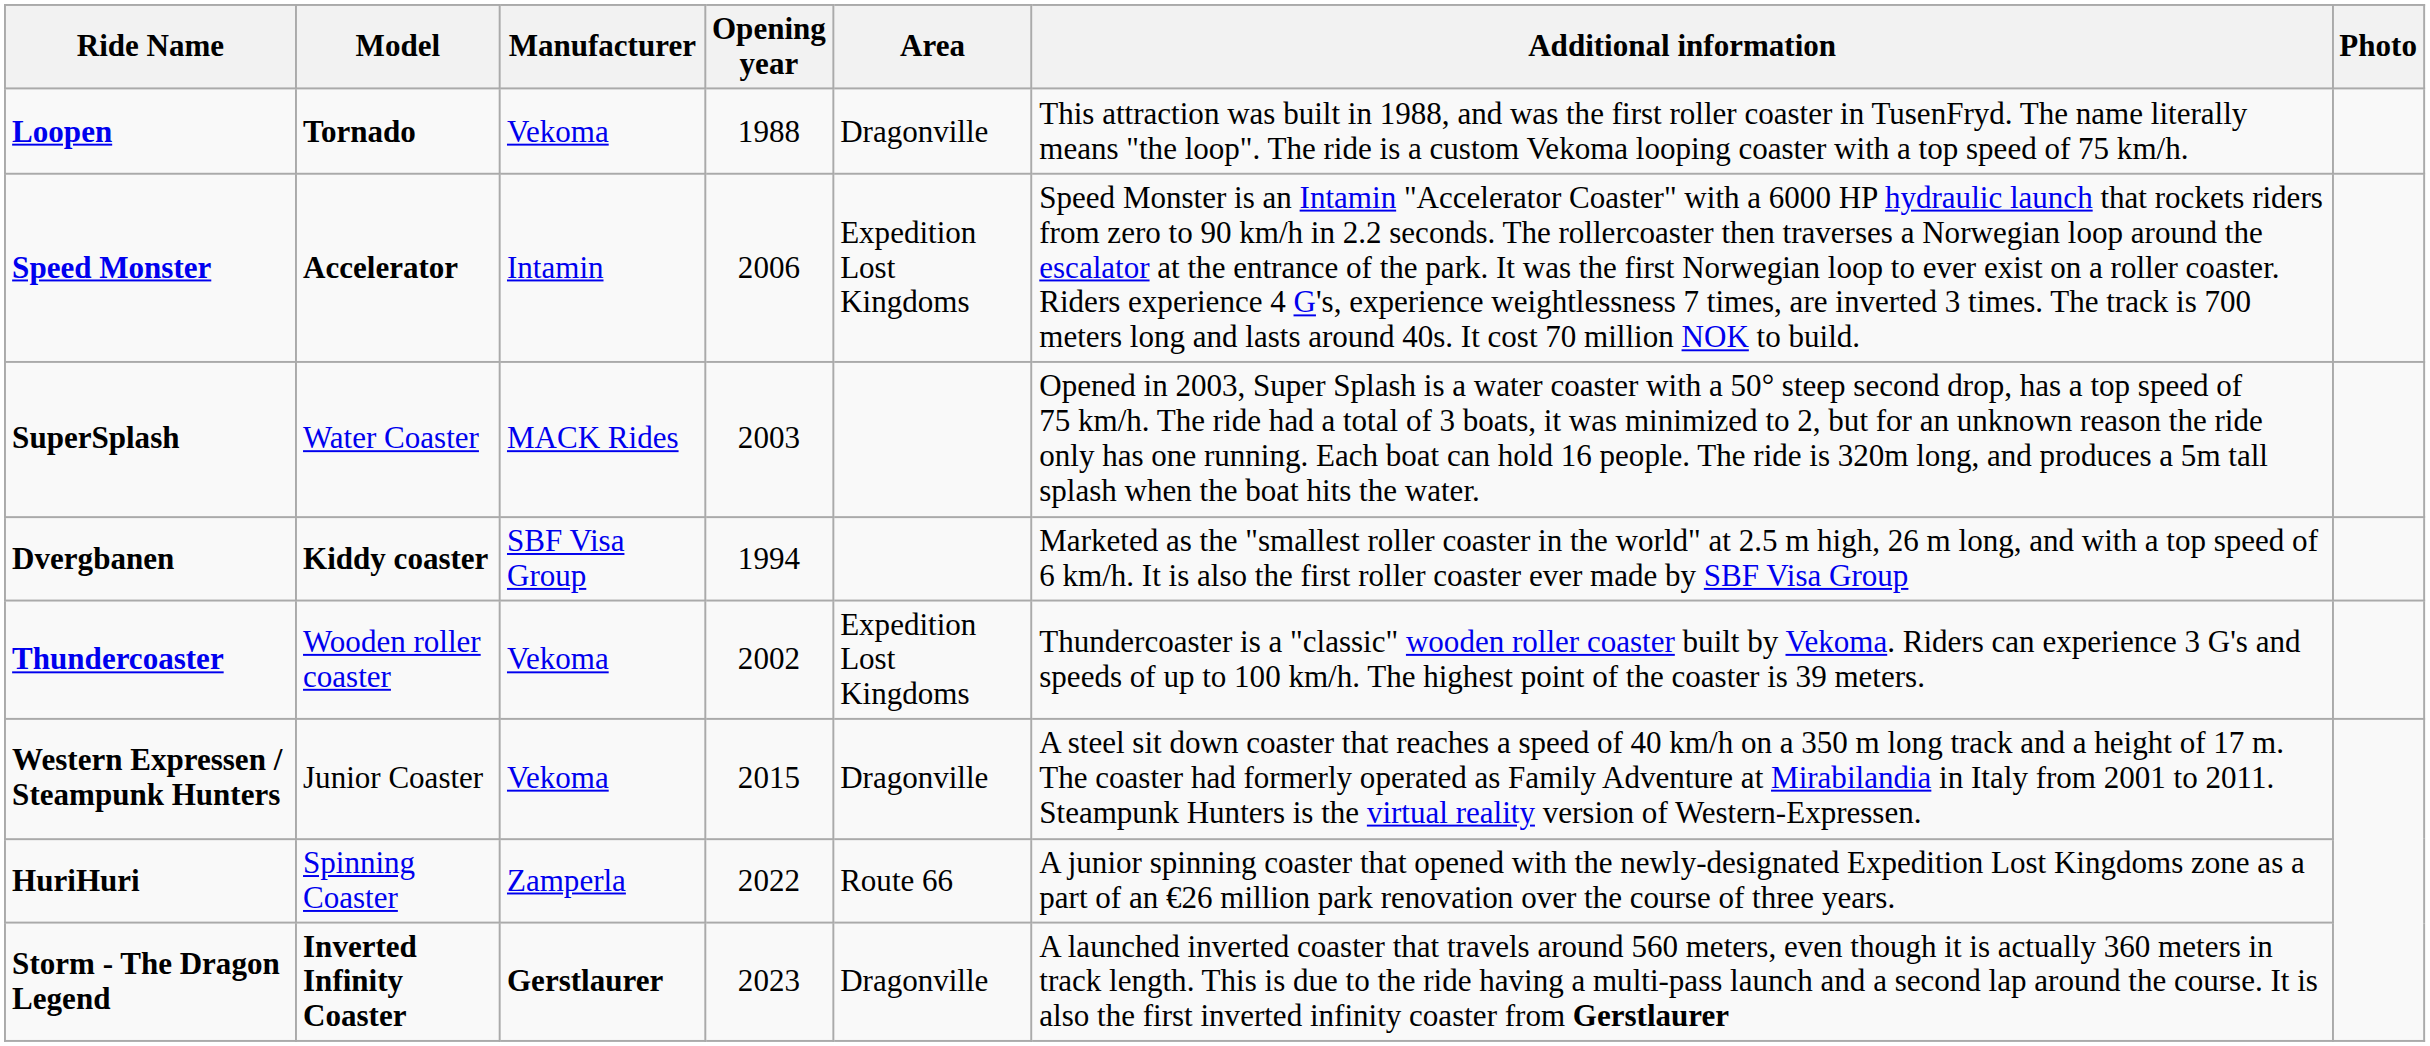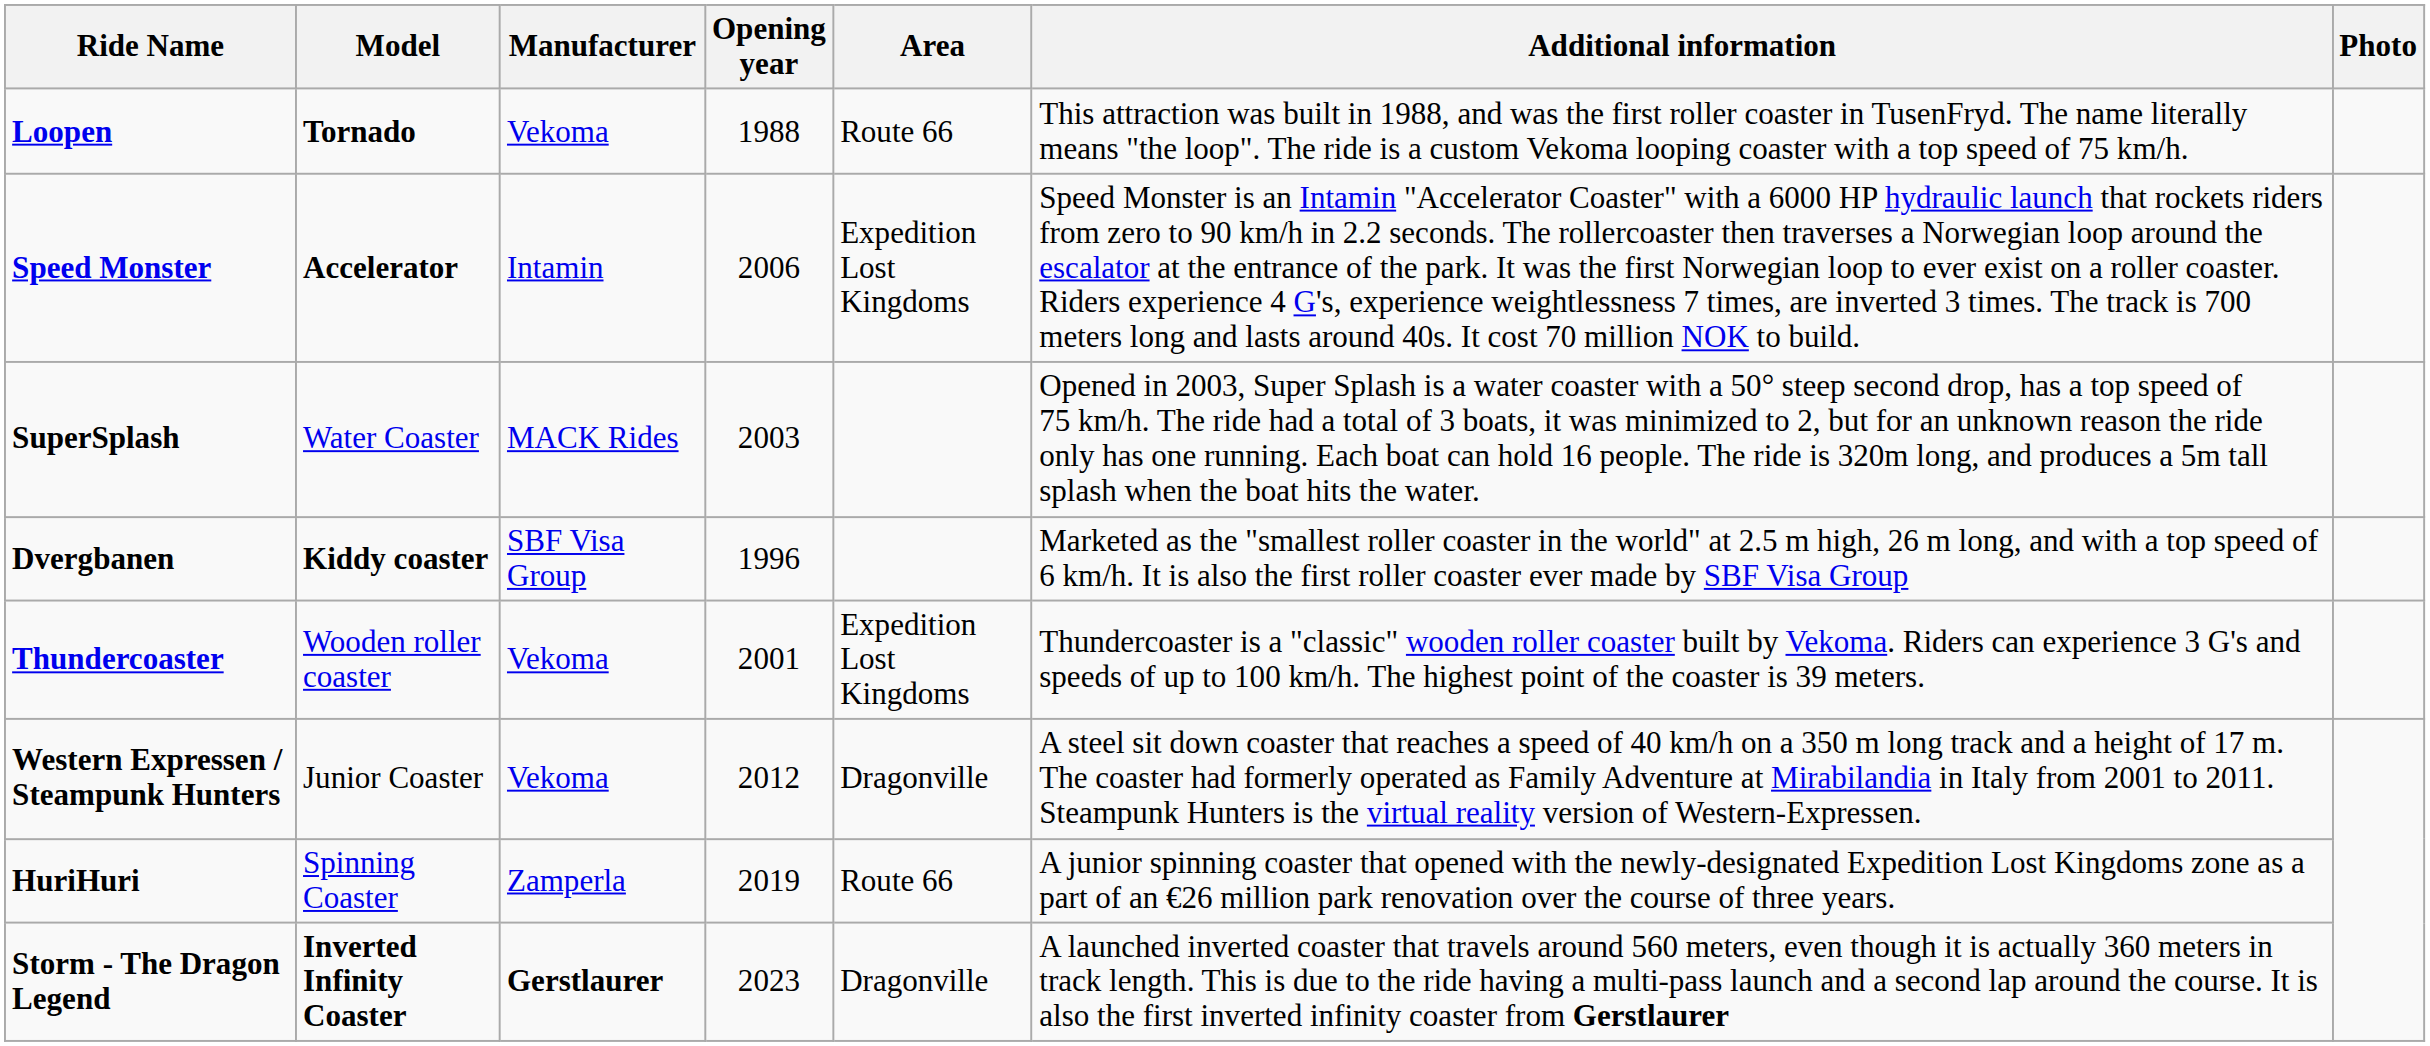(914, 130) Dragonville -> (897, 130) Route 66
(769, 557) 1994 -> (769, 557) 1996
(769, 659) 2002 -> (769, 659) 2001
(769, 778) 2015 -> (769, 778) 2012
(769, 880) 2022 -> (769, 880) 2019
